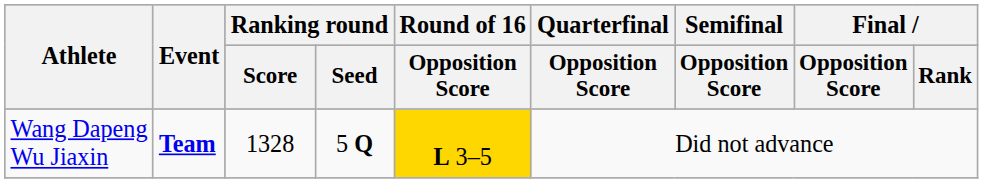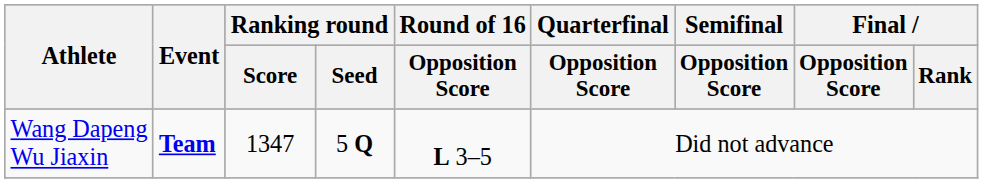(270, 143) 1328 -> (270, 143) 1347
(463, 157) gold background -> (463, 157) no background
